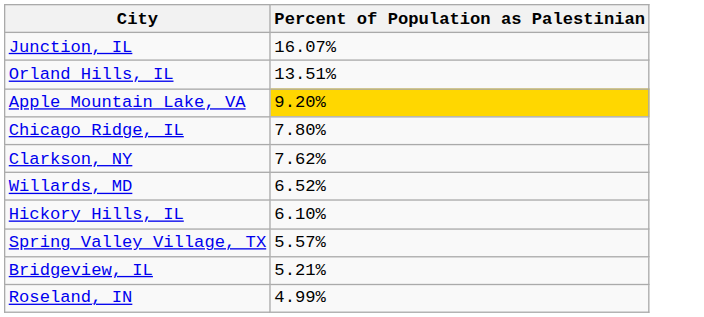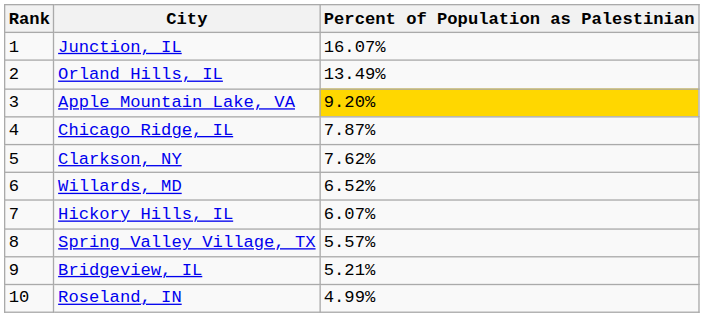+ column: (29, 19)
(305, 75) 13.51% -> (355, 75) 13.49%
(300, 131) 7.80% -> (349, 131) 7.87%
(300, 214) 6.10% -> (349, 214) 6.07%
